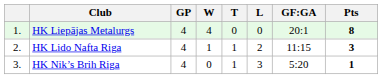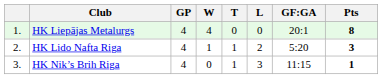(299, 47) 11:15 -> (299, 47) 5:20
(299, 64) 5:20 -> (299, 64) 11:15
